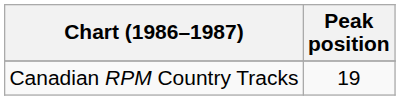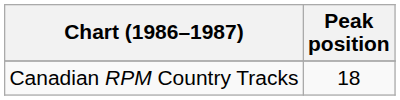(349, 77) 19 -> (349, 77) 18
